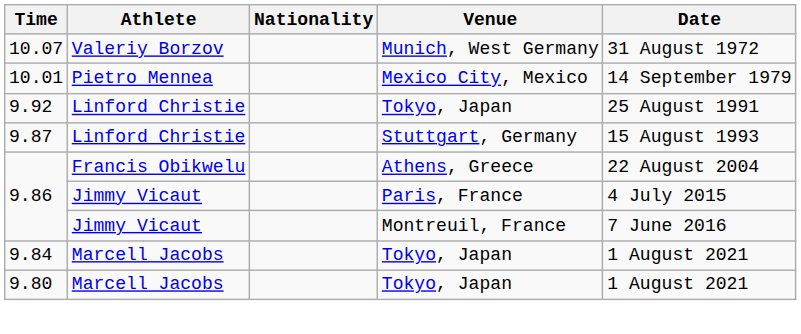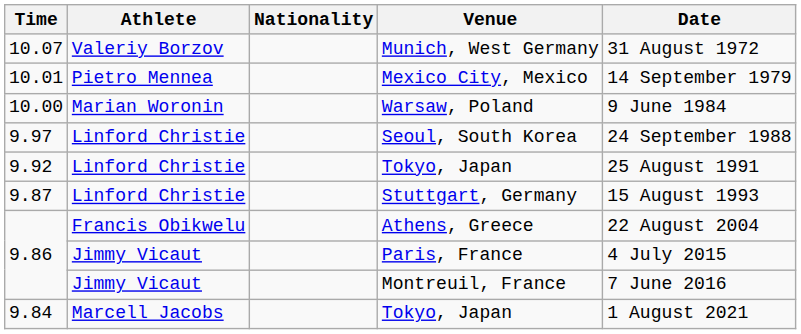+ row: (36, 108)
+ row: (31, 137)
- row: (31, 284)
